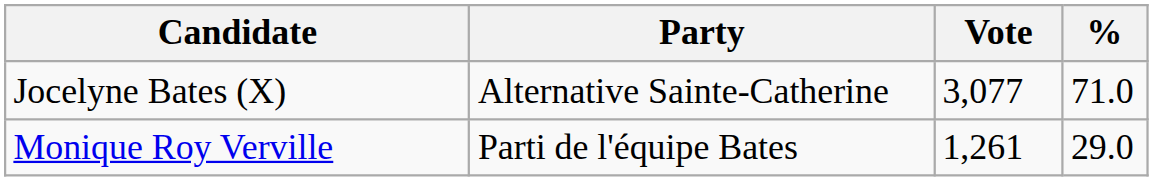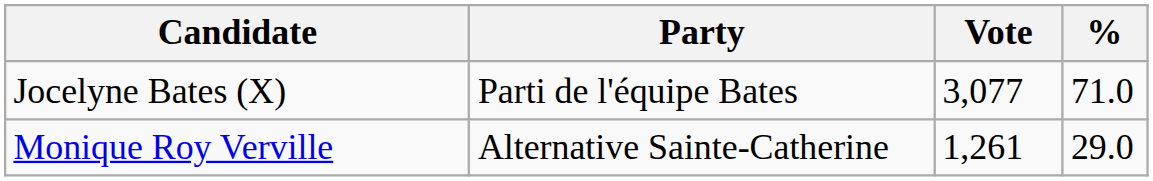(683, 89) Alternative Sainte-Catherine -> (638, 89) Parti de l'équipe Bates
(638, 146) Parti de l'équipe Bates -> (683, 146) Alternative Sainte-Catherine
